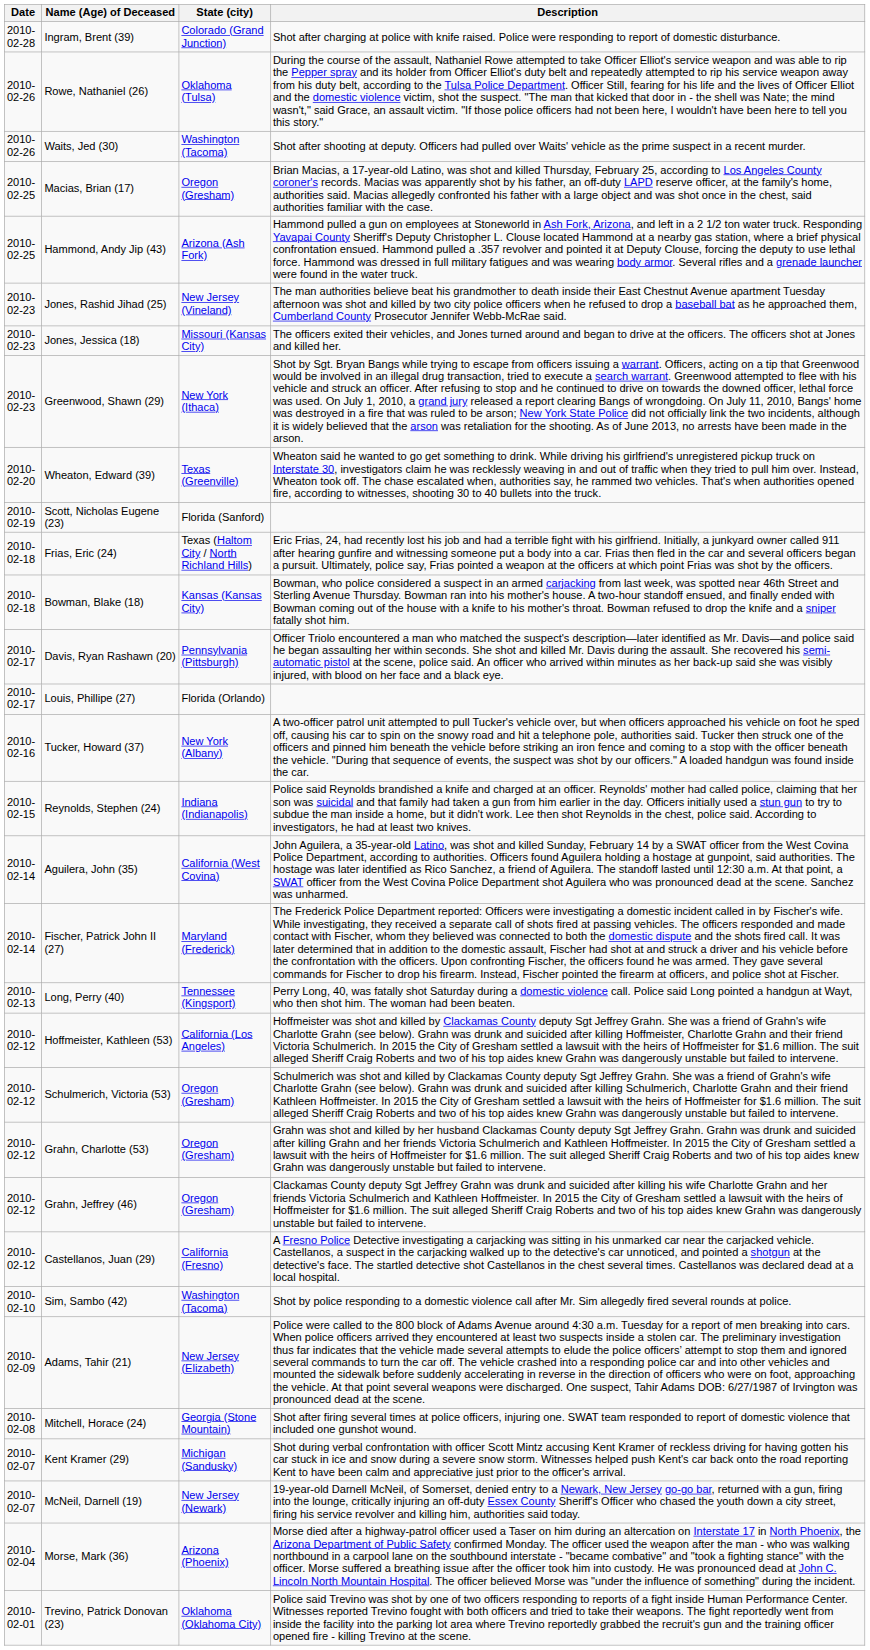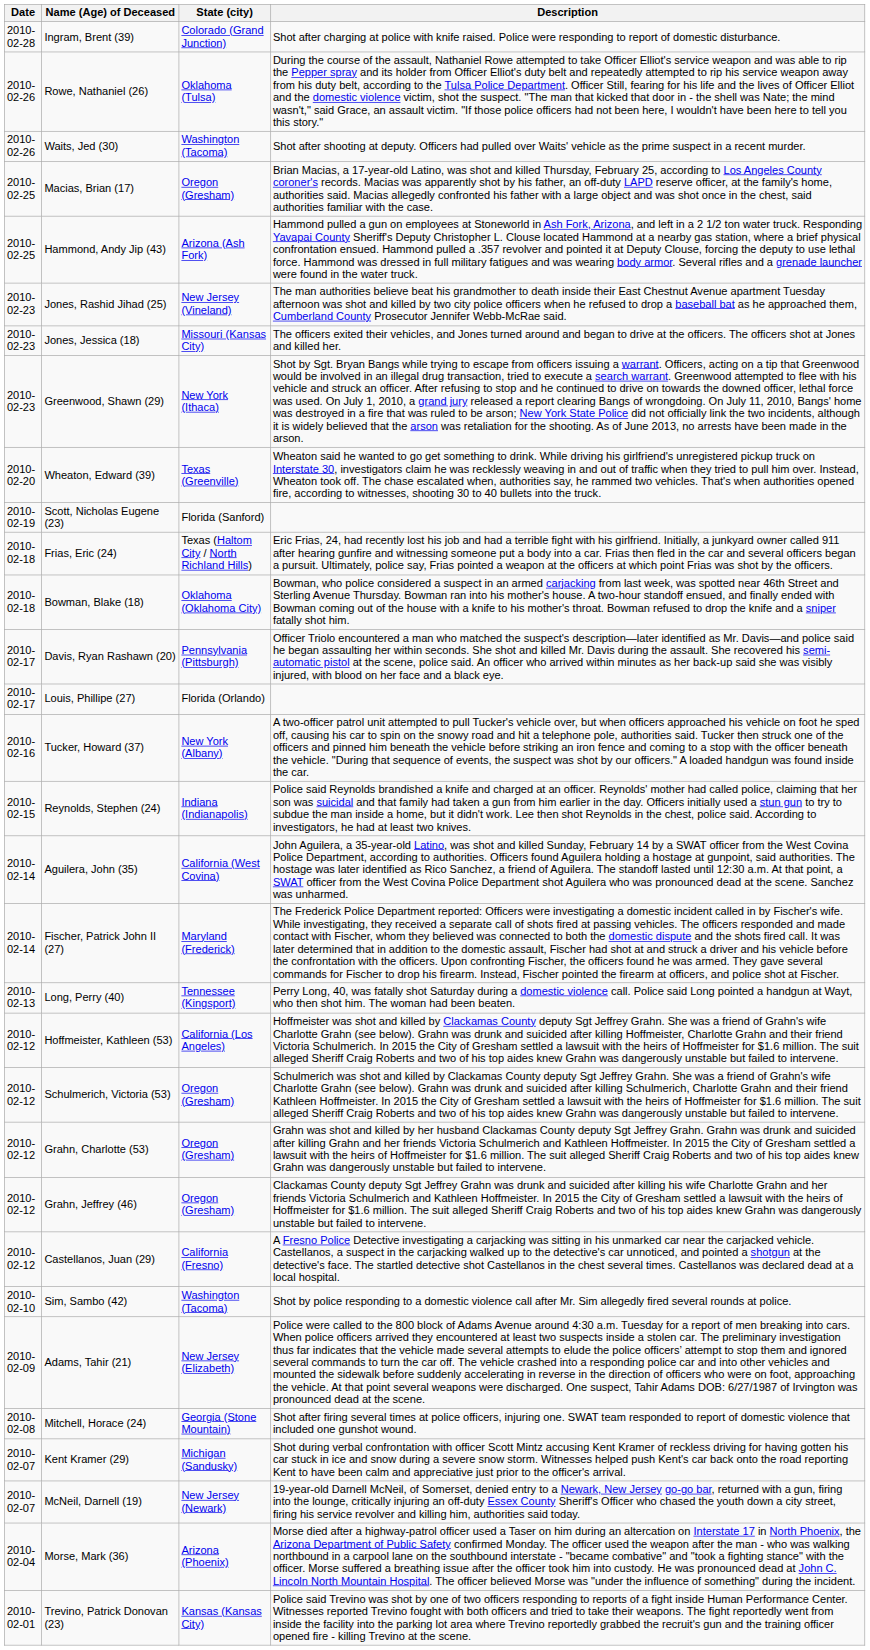(222, 602) Kansas (Kansas City) -> (221, 602) Oklahoma (Oklahoma City)
(221, 1617) Oklahoma (Oklahoma City) -> (222, 1617) Kansas (Kansas City)
